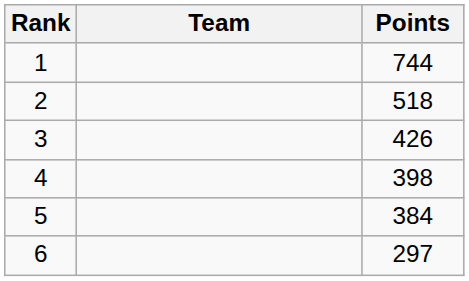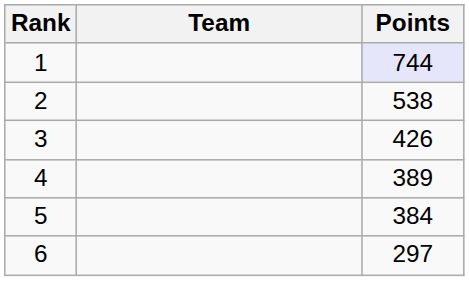(413, 62) no background -> (413, 62) lavender background
(413, 100) 518 -> (413, 100) 538
(413, 178) 398 -> (413, 178) 389
